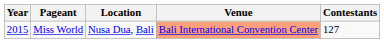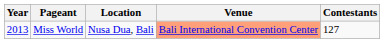(18, 30) 2015 -> (18, 30) 2013
